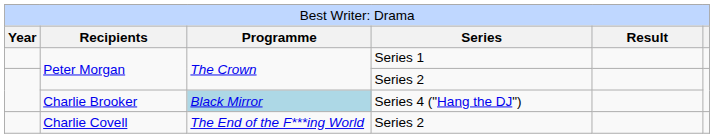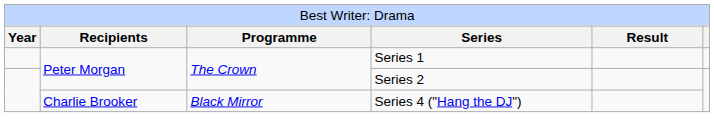(226, 101) lightblue background -> (226, 101) no background
- row: (85, 122)
